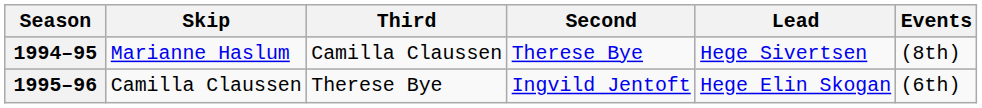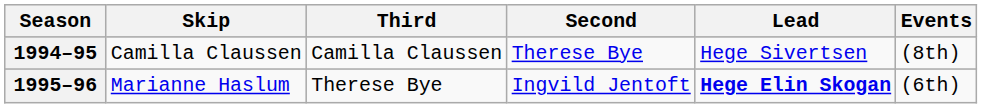(200, 53) Marianne Haslum -> (206, 53) Camilla Claussen
(206, 86) Camilla Claussen -> (200, 86) Marianne Haslum
(796, 86) normal -> (796, 86) bold
